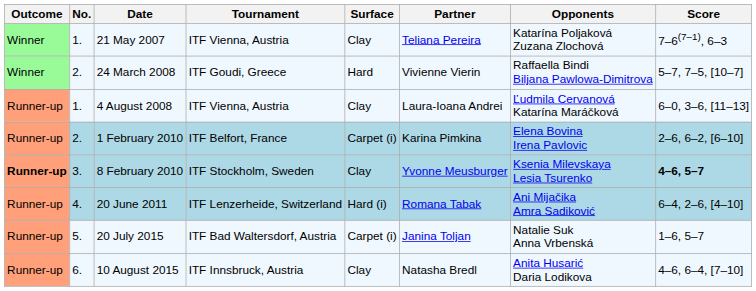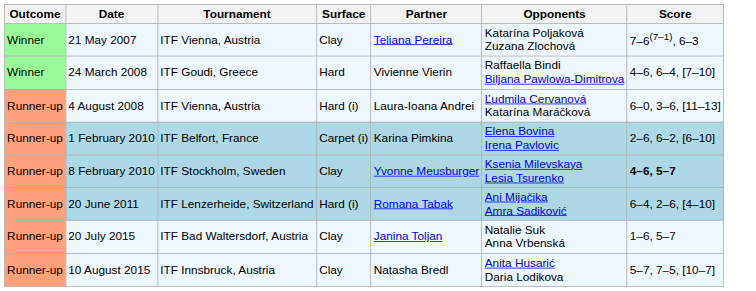- column: (82, 13)
(701, 72) 5–7, 7–5, [10–7] -> (672, 72) 4–6, 6–4, [7–10]
(359, 105) Clay -> (339, 105) Hard (i)
(37, 170) bold -> (35, 170) normal
(372, 236) Carpet (i) -> (331, 236) Clay
(701, 269) 4–6, 6–4, [7–10] -> (672, 269) 5–7, 7–5, [10–7]
